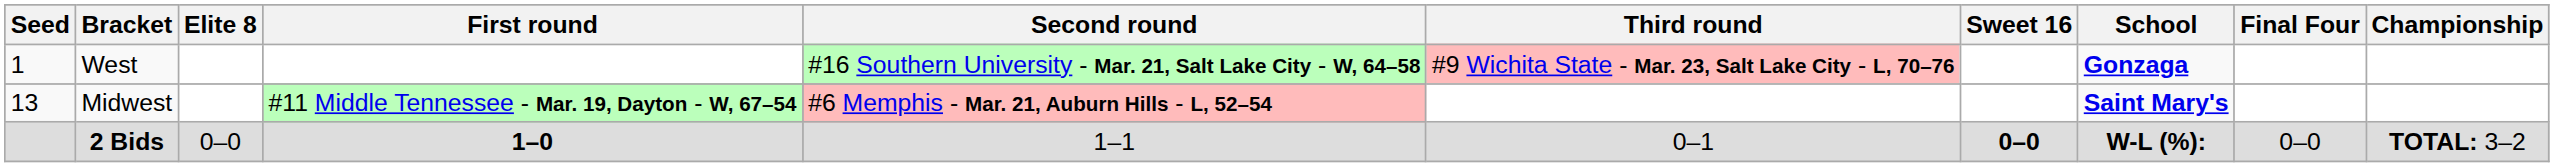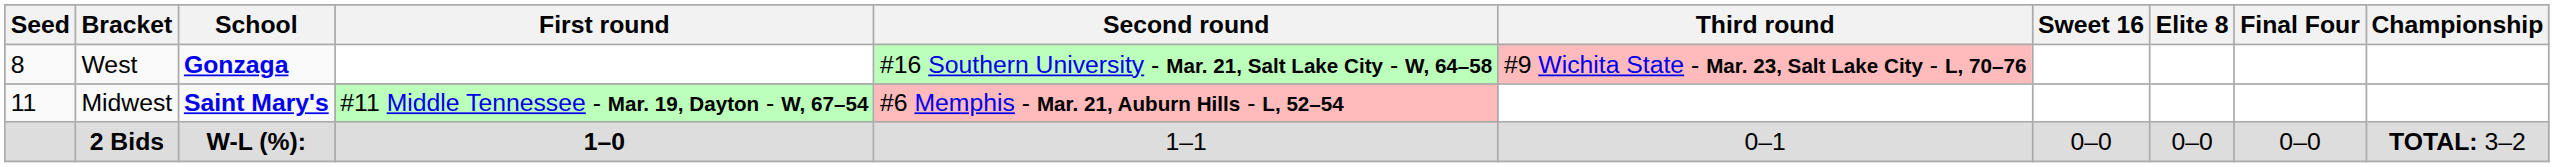columns swapped: (2156, 25) <-> (220, 25)
(18, 64) 1 -> (18, 64) 8
(24, 103) 13 -> (24, 103) 11
(2019, 142) bold -> (2091, 142) normal
